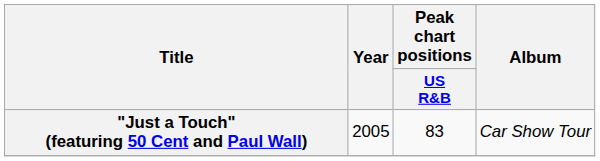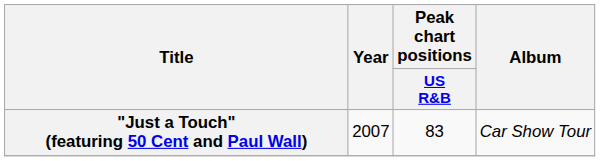(371, 132) 2005 -> (371, 132) 2007
